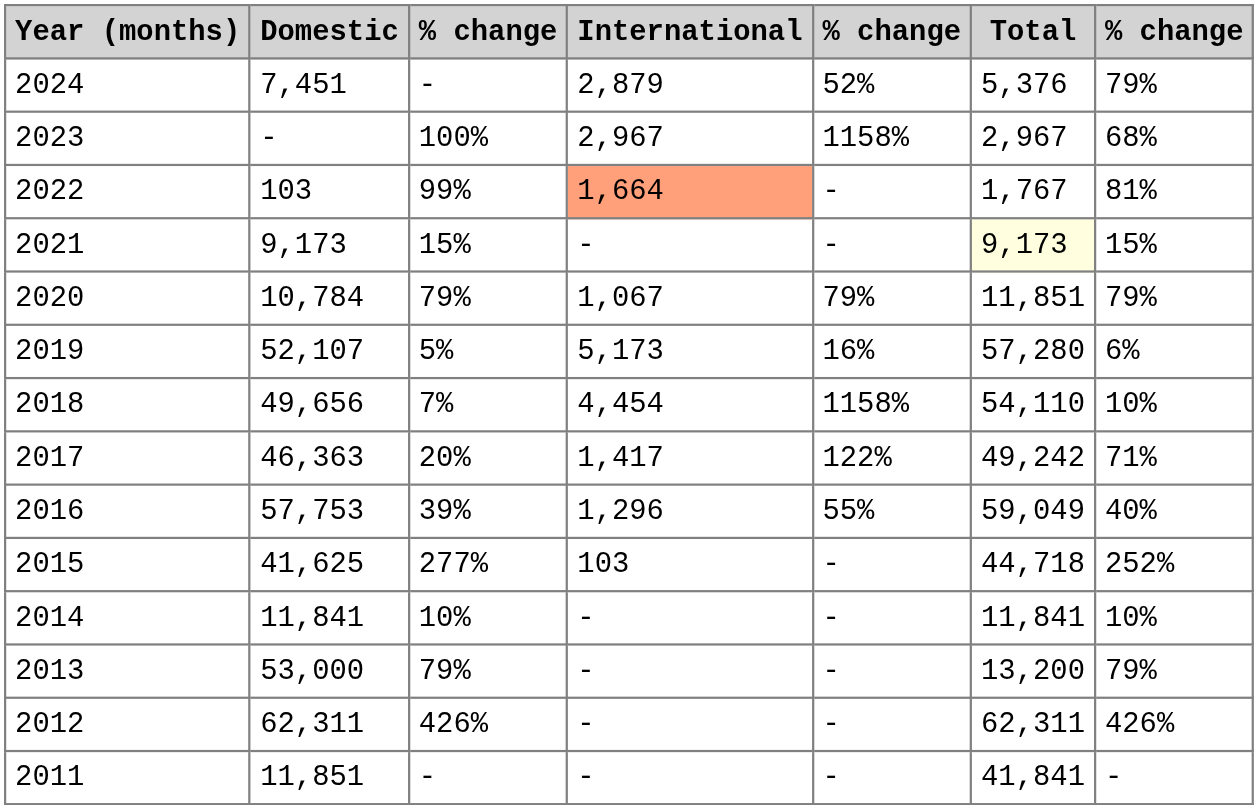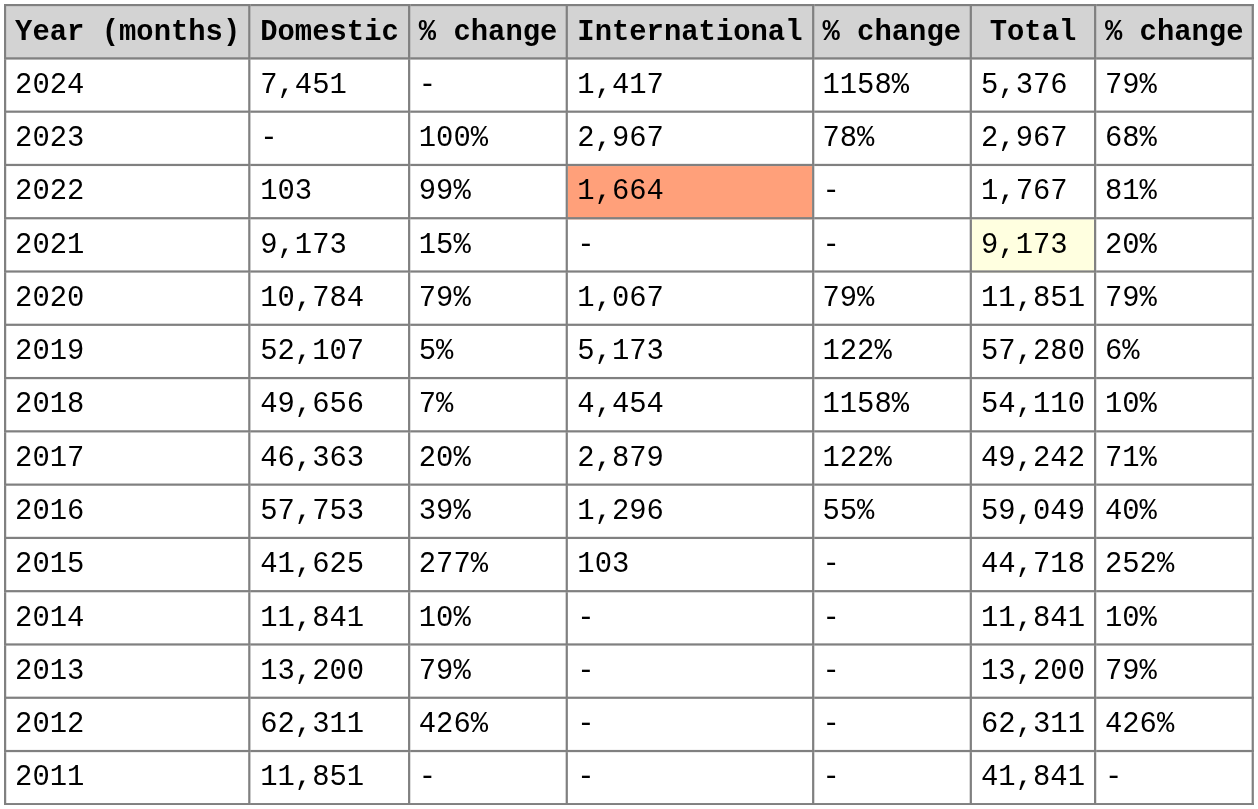(621, 85) 2,879 -> (621, 85) 1,417
(848, 85) 52% -> (866, 85) 1158%
(866, 138) 1158% -> (848, 138) 78%
(1131, 245) 15% -> (1131, 245) 20%
(848, 351) 16% -> (857, 351) 122%
(621, 458) 1,417 -> (621, 458) 2,879
(312, 671) 53,000 -> (312, 671) 13,200
